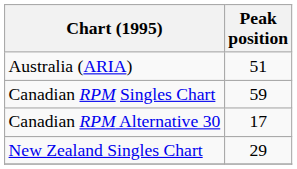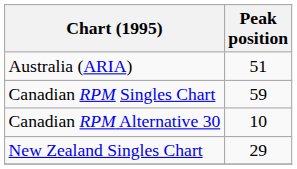(258, 121) 17 -> (258, 121) 10
